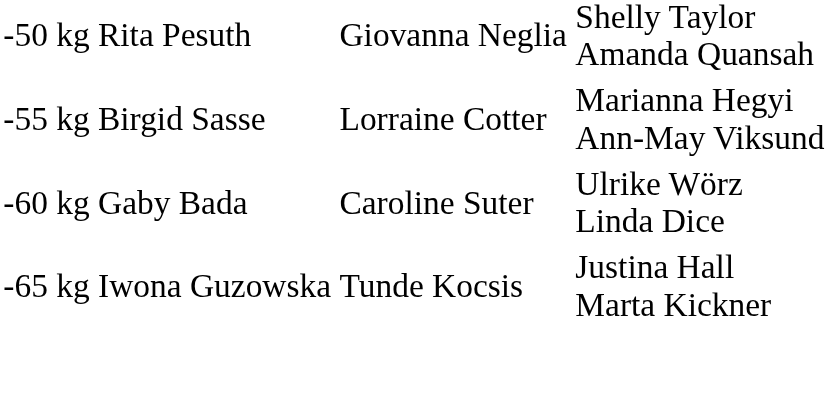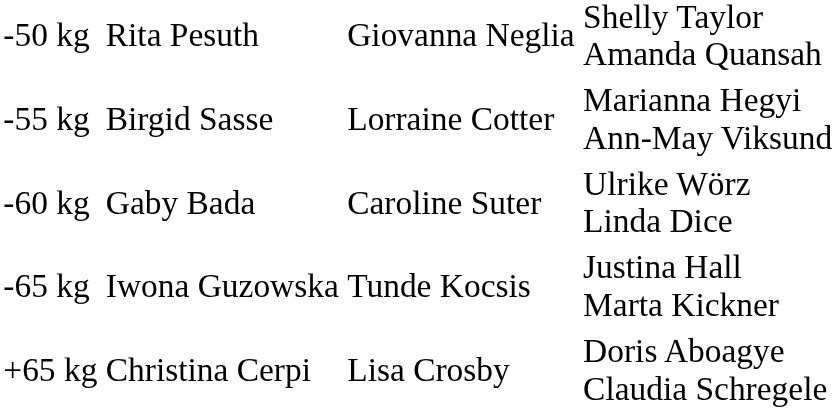+ row: (50, 369)
